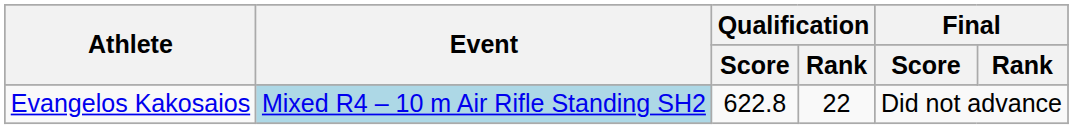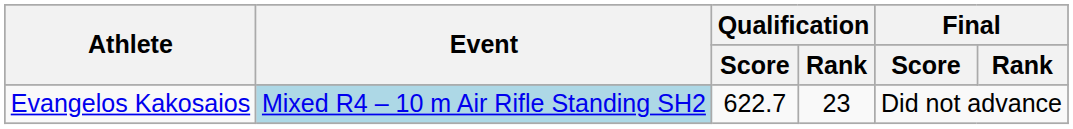(755, 104) 622.8 -> (755, 104) 622.7
(837, 104) 22 -> (837, 104) 23
